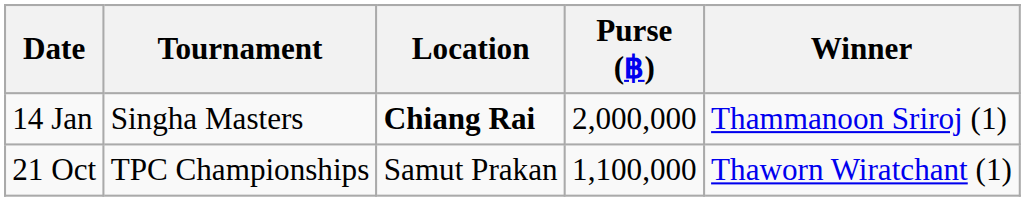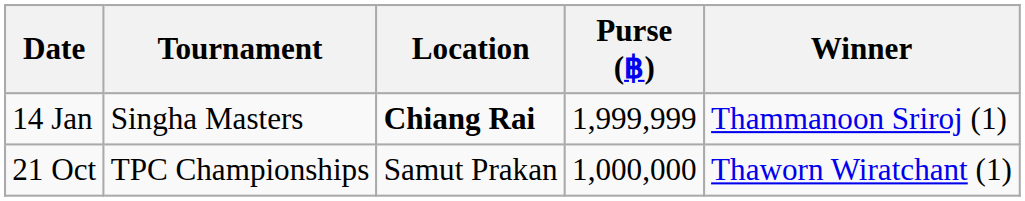(634, 118) 2,000,000 -> (634, 118) 1,999,999
(634, 170) 1,100,000 -> (634, 170) 1,000,000
